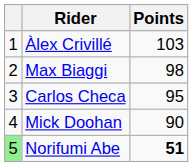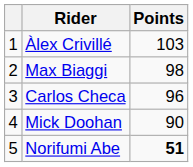(175, 97) 95 -> (175, 97) 96
(13, 149) lightgreen background -> (13, 149) no background
